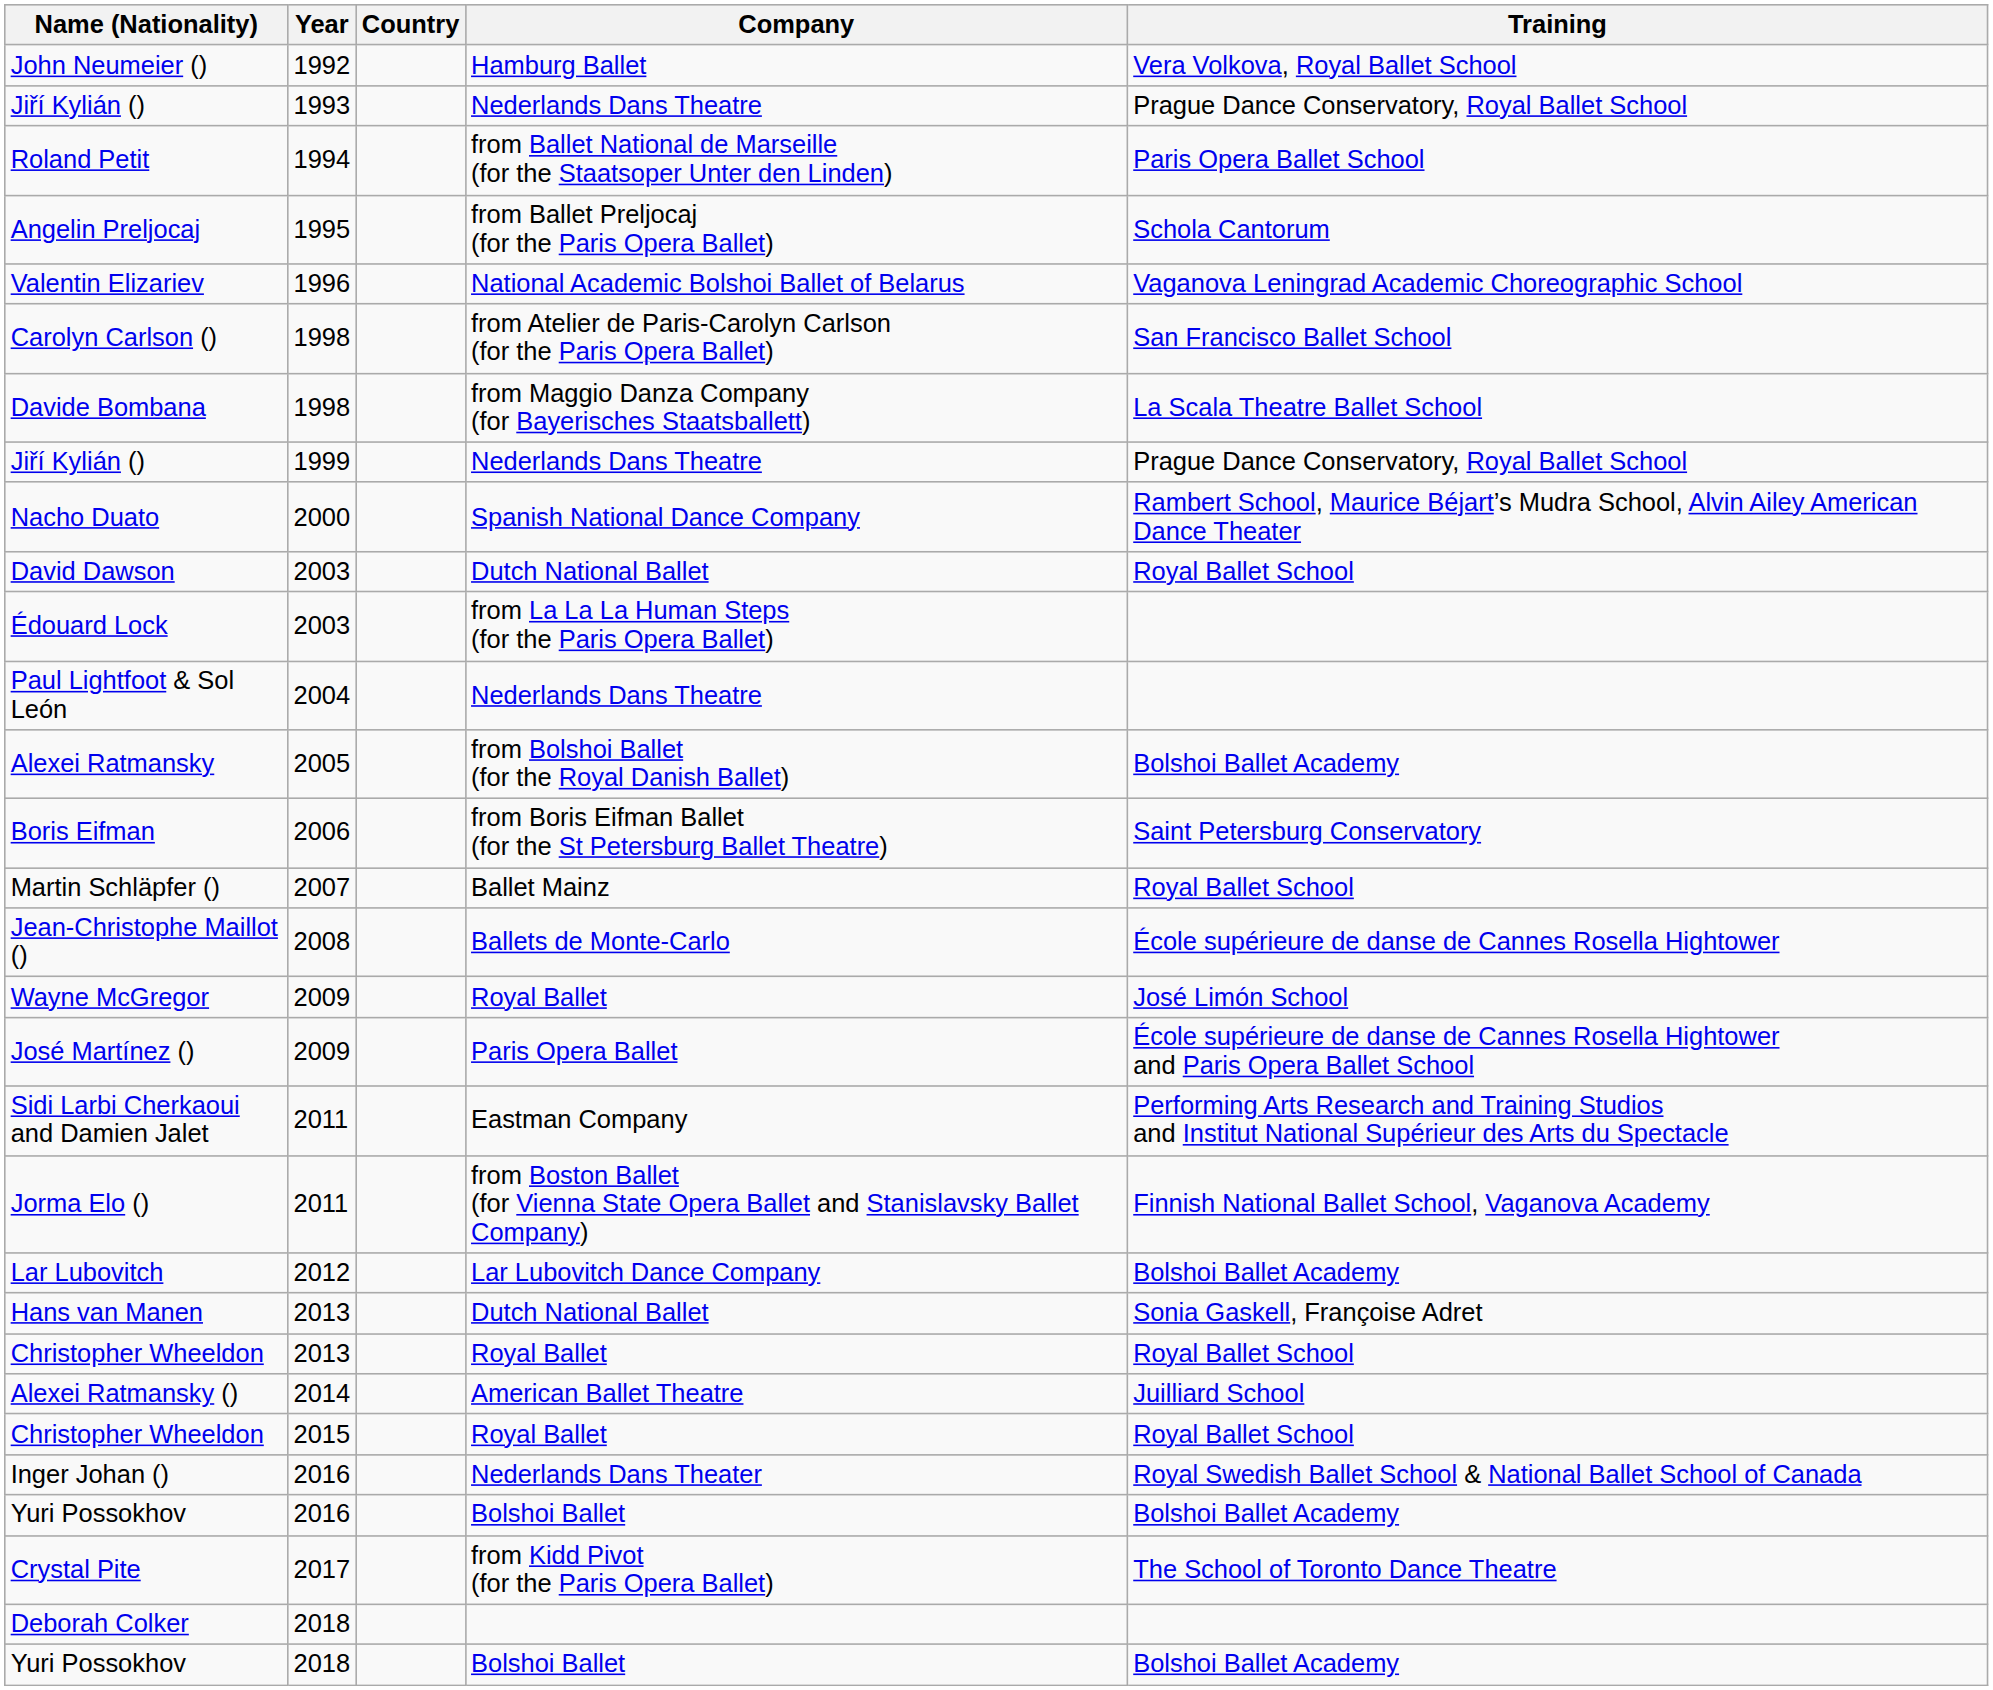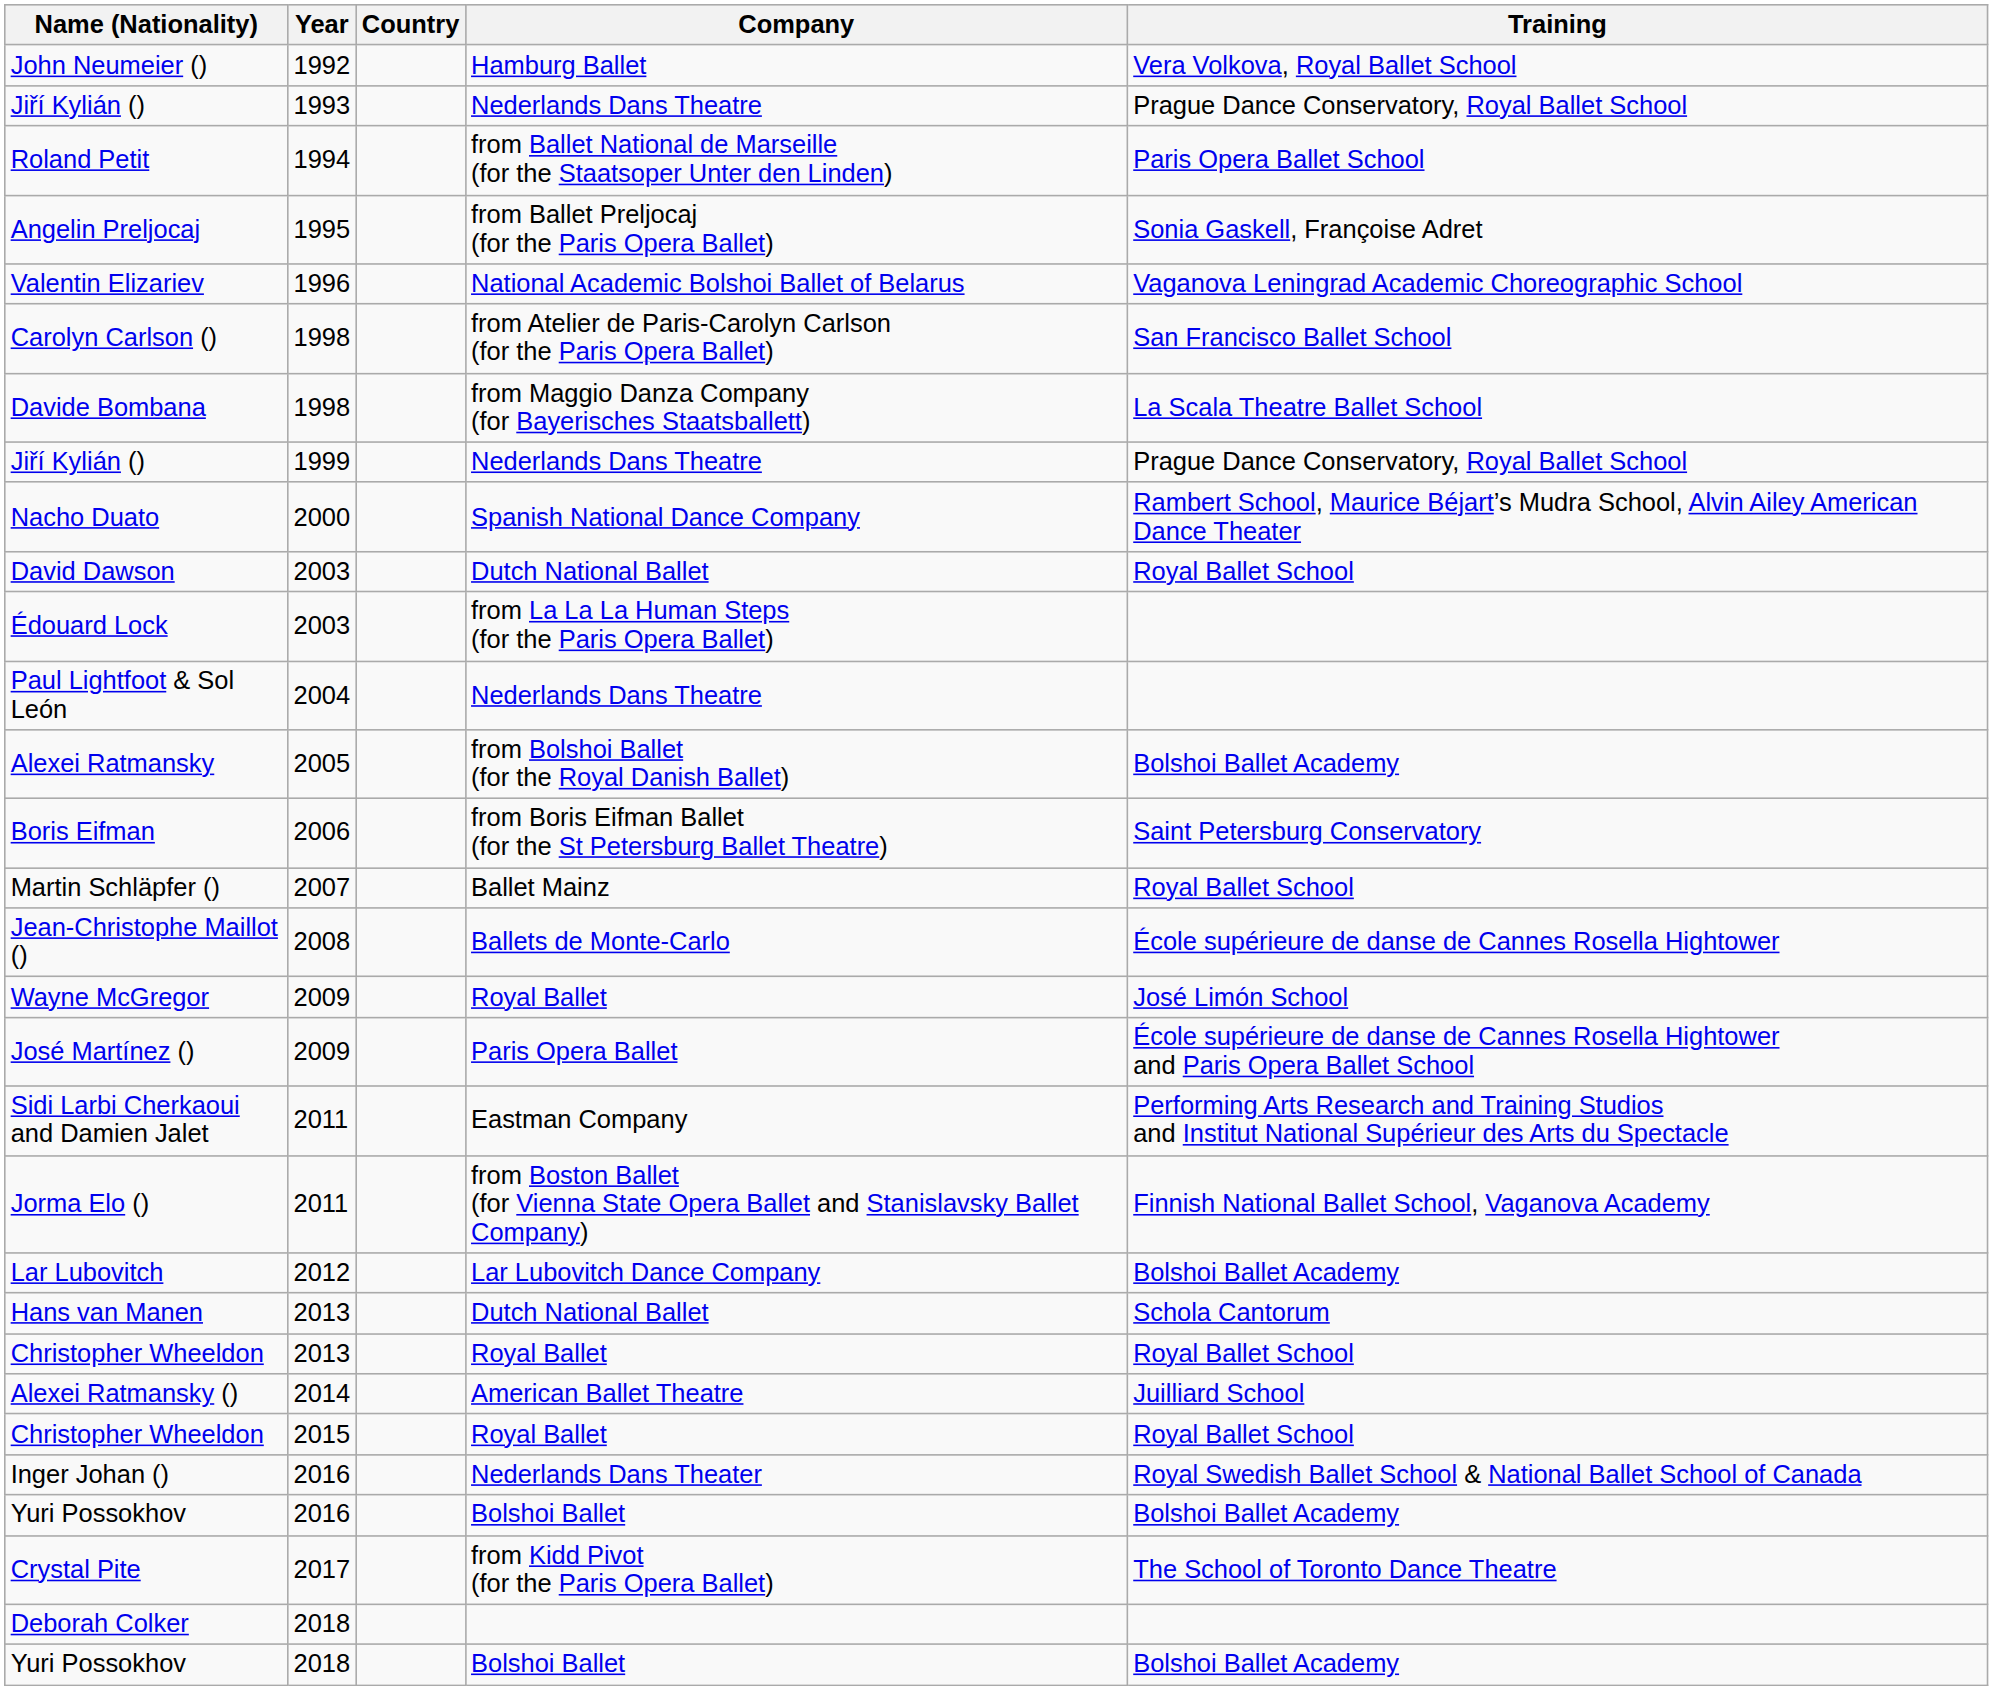(1232, 228) Schola Cantorum -> (1308, 228) Sonia Gaskell, Françoise Adret
(1308, 1312) Sonia Gaskell, Françoise Adret -> (1232, 1312) Schola Cantorum
